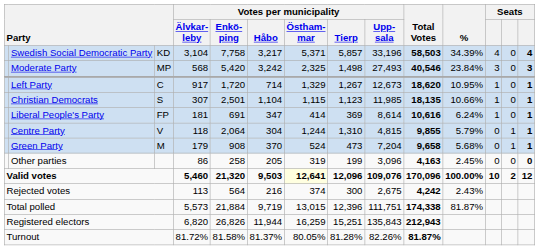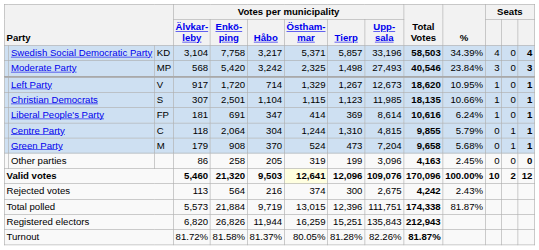(160, 85) C -> (160, 85) V
(160, 130) V -> (160, 130) C
